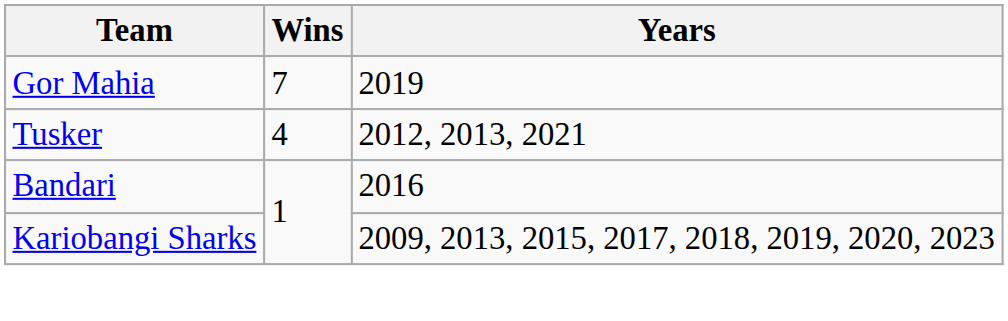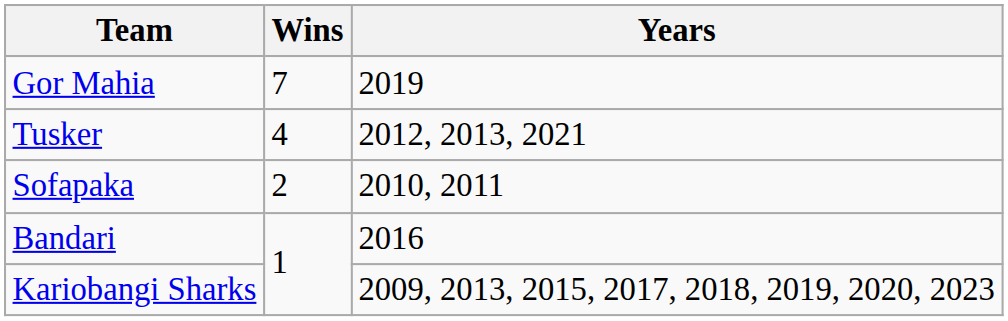+ row: (73, 185)
